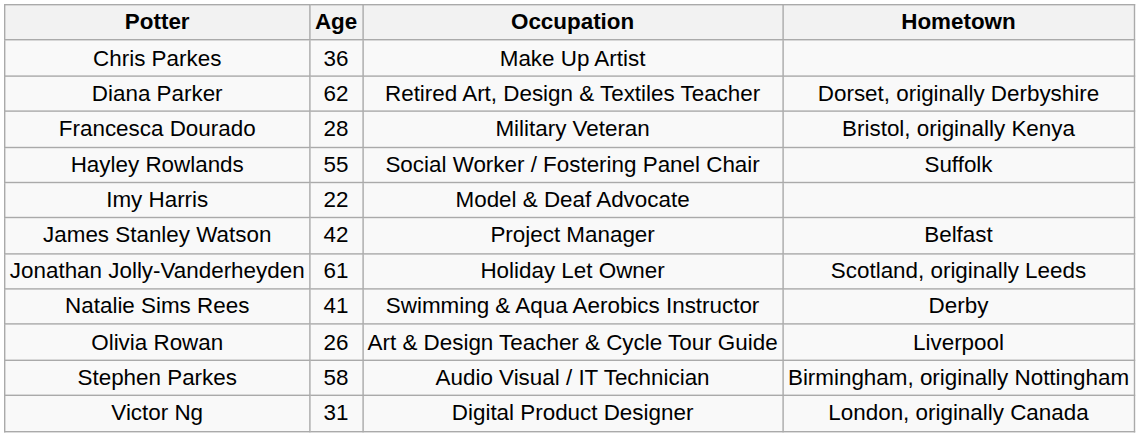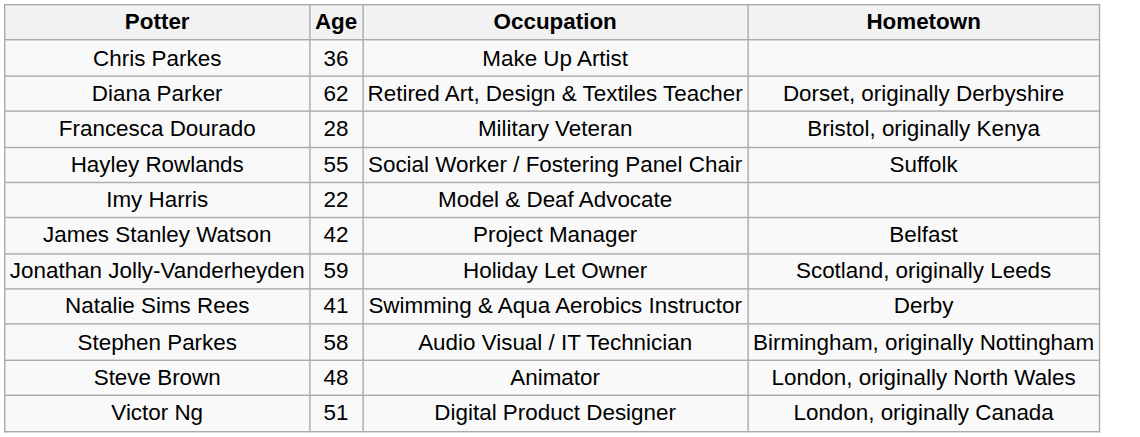(336, 270) 61 -> (336, 270) 59
- row: (157, 341)
+ row: (157, 377)
(336, 413) 31 -> (336, 413) 51
